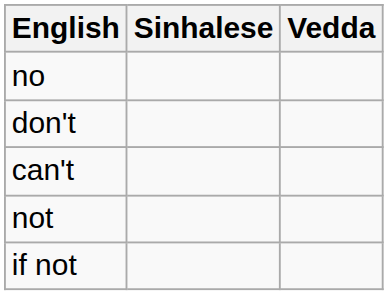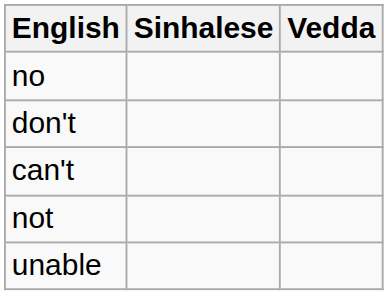- row: (44, 265)
+ row: (57, 265)
